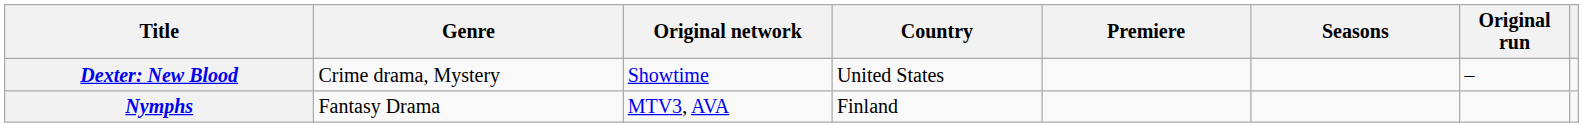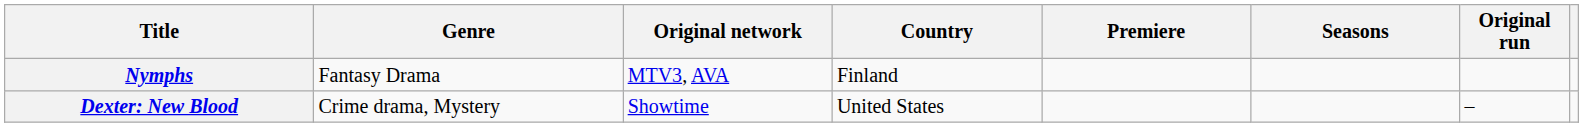rows swapped: (159, 106) <-> (159, 74)
